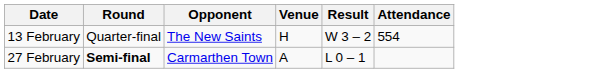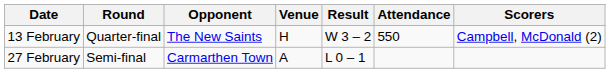+ column: (529, 15)
(389, 36) 554 -> (389, 36) 550
(118, 57) bold -> (116, 57) normal
